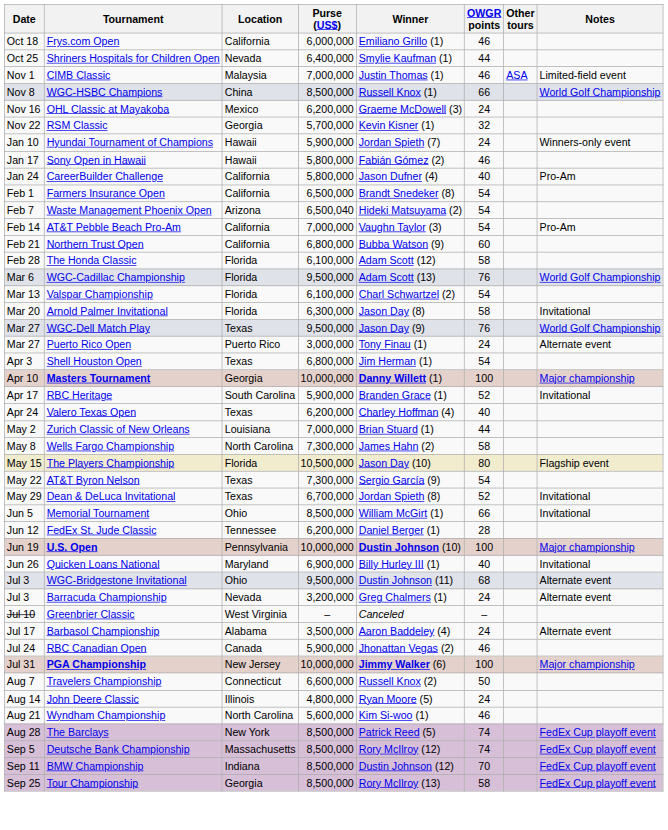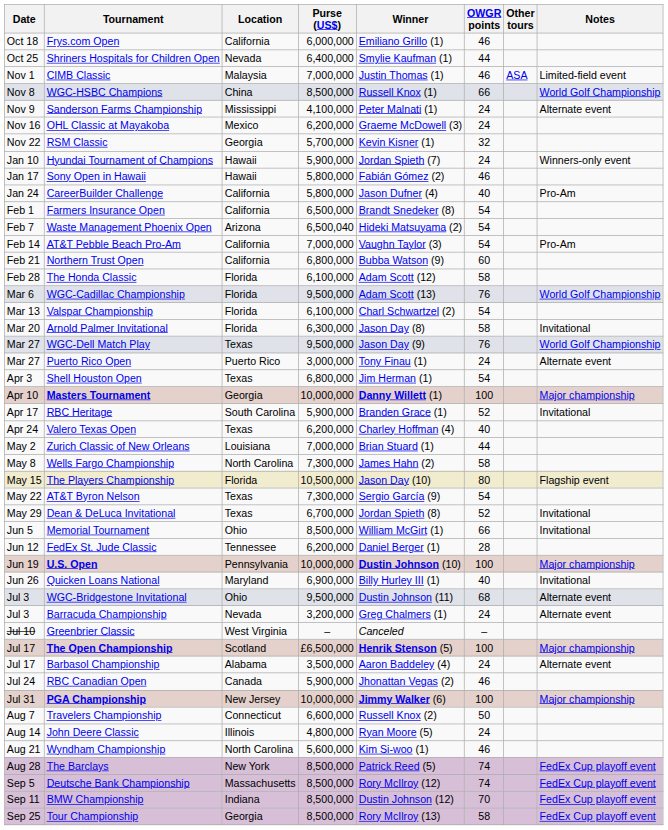+ row: (124, 109)
+ row: (110, 648)
